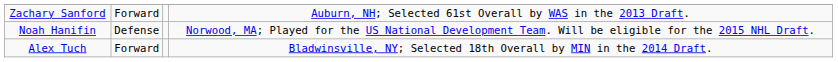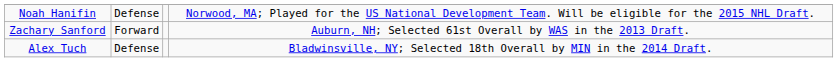rows swapped: (57, 30) <-> (58, 13)
(137, 48) Forward -> (137, 48) Defense
